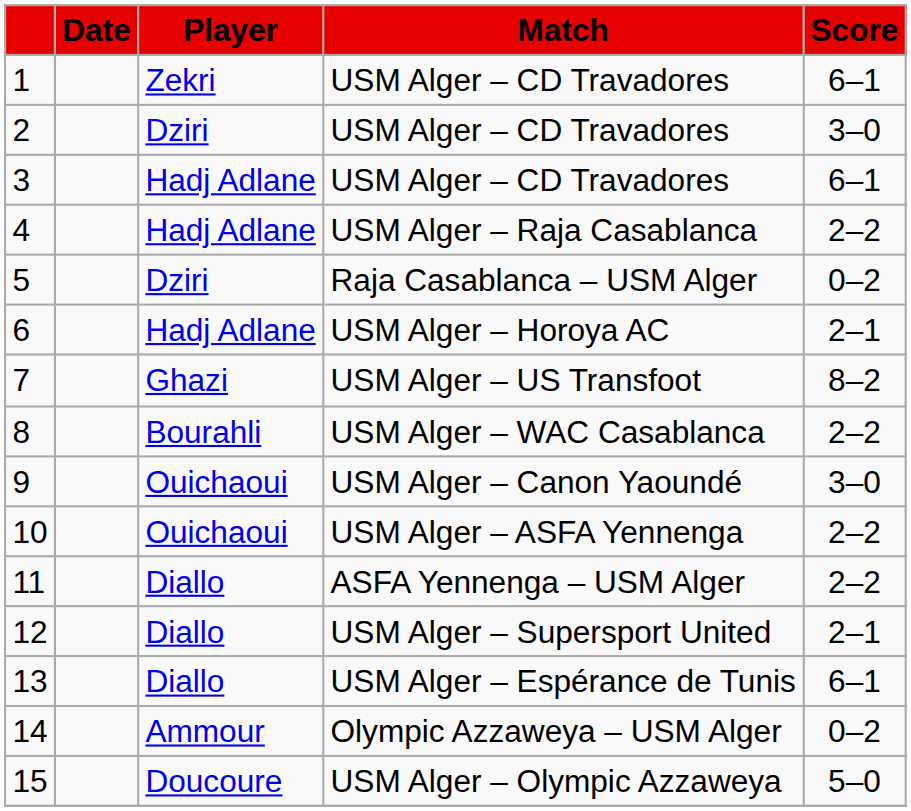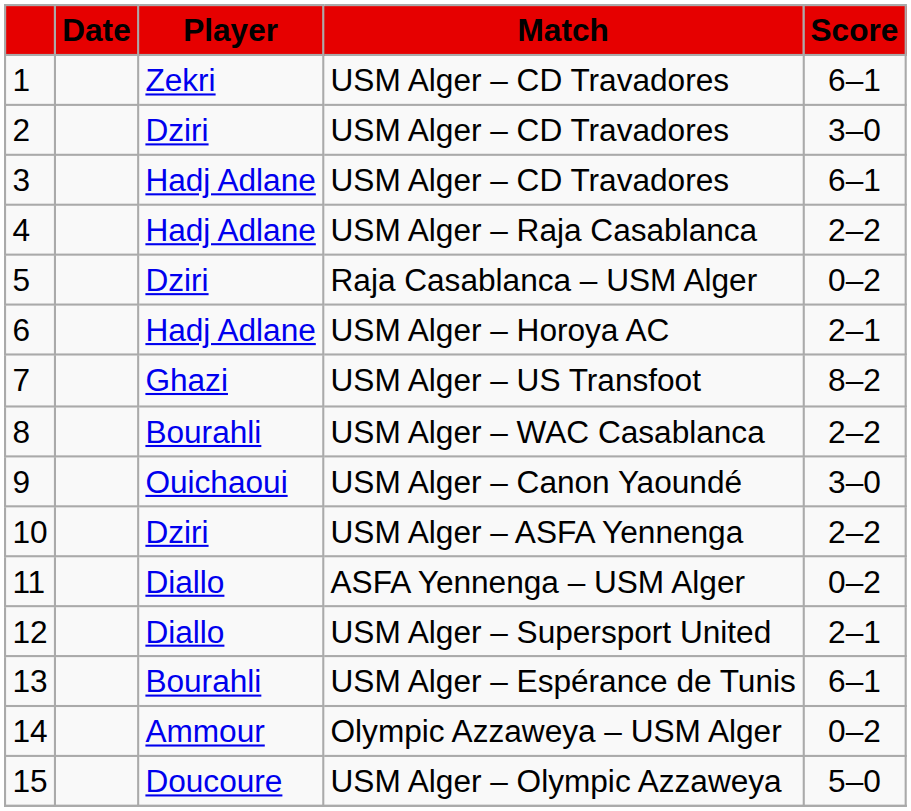(217, 531) Ouichaoui -> (177, 531) Dziri
(854, 581) 2–2 -> (854, 581) 0–2
(185, 681) Diallo -> (203, 681) Bourahli
